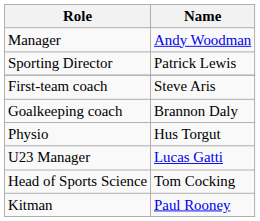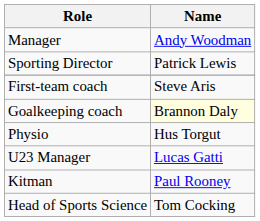(196, 110) no background -> (196, 110) lightyellow background
rows swapped: (78, 181) <-> (30, 205)
